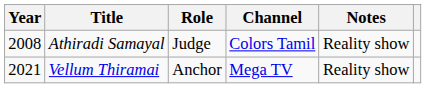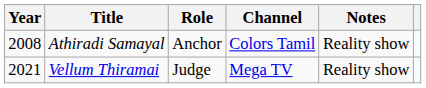(192, 43) Judge -> (197, 43) Anchor
(197, 69) Anchor -> (192, 69) Judge
